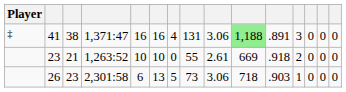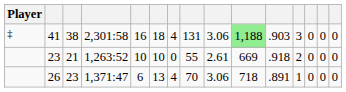(106, 35) 1,371:47 -> (106, 35) 2,301:58
(158, 35) 16 -> (158, 35) 18
(279, 35) .891 -> (279, 35) .903
(106, 77) 2,301:58 -> (106, 77) 1,371:47
(174, 77) 5 -> (174, 77) 4
(192, 77) 73 -> (192, 77) 70
(279, 77) .903 -> (279, 77) .891
